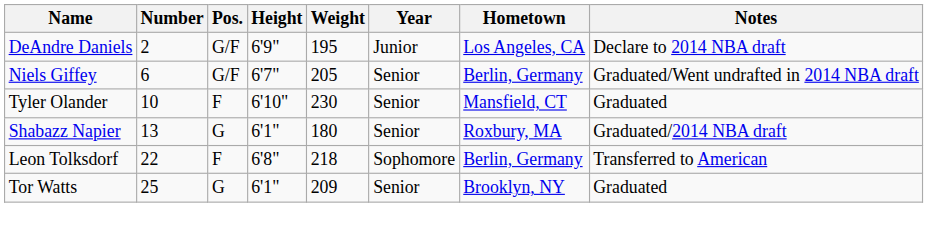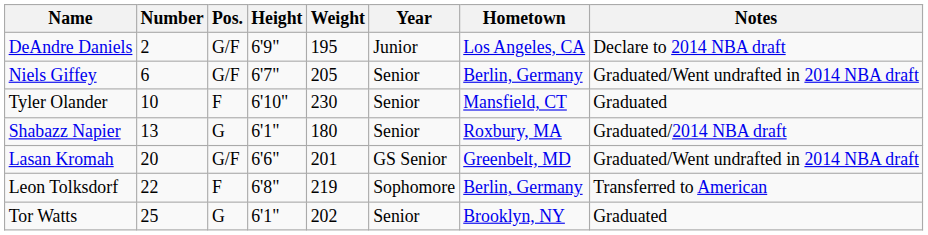+ row: (61, 159)
(324, 159) 218 -> (324, 187) 219
(324, 187) 209 -> (324, 215) 202
